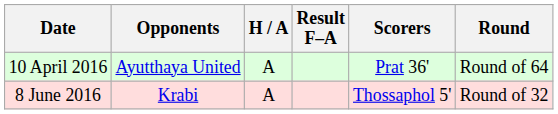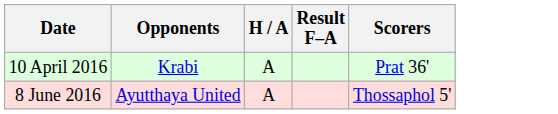- column: (504, 28)
(178, 66) Ayutthaya United -> (178, 66) Krabi
(178, 94) Krabi -> (178, 94) Ayutthaya United
